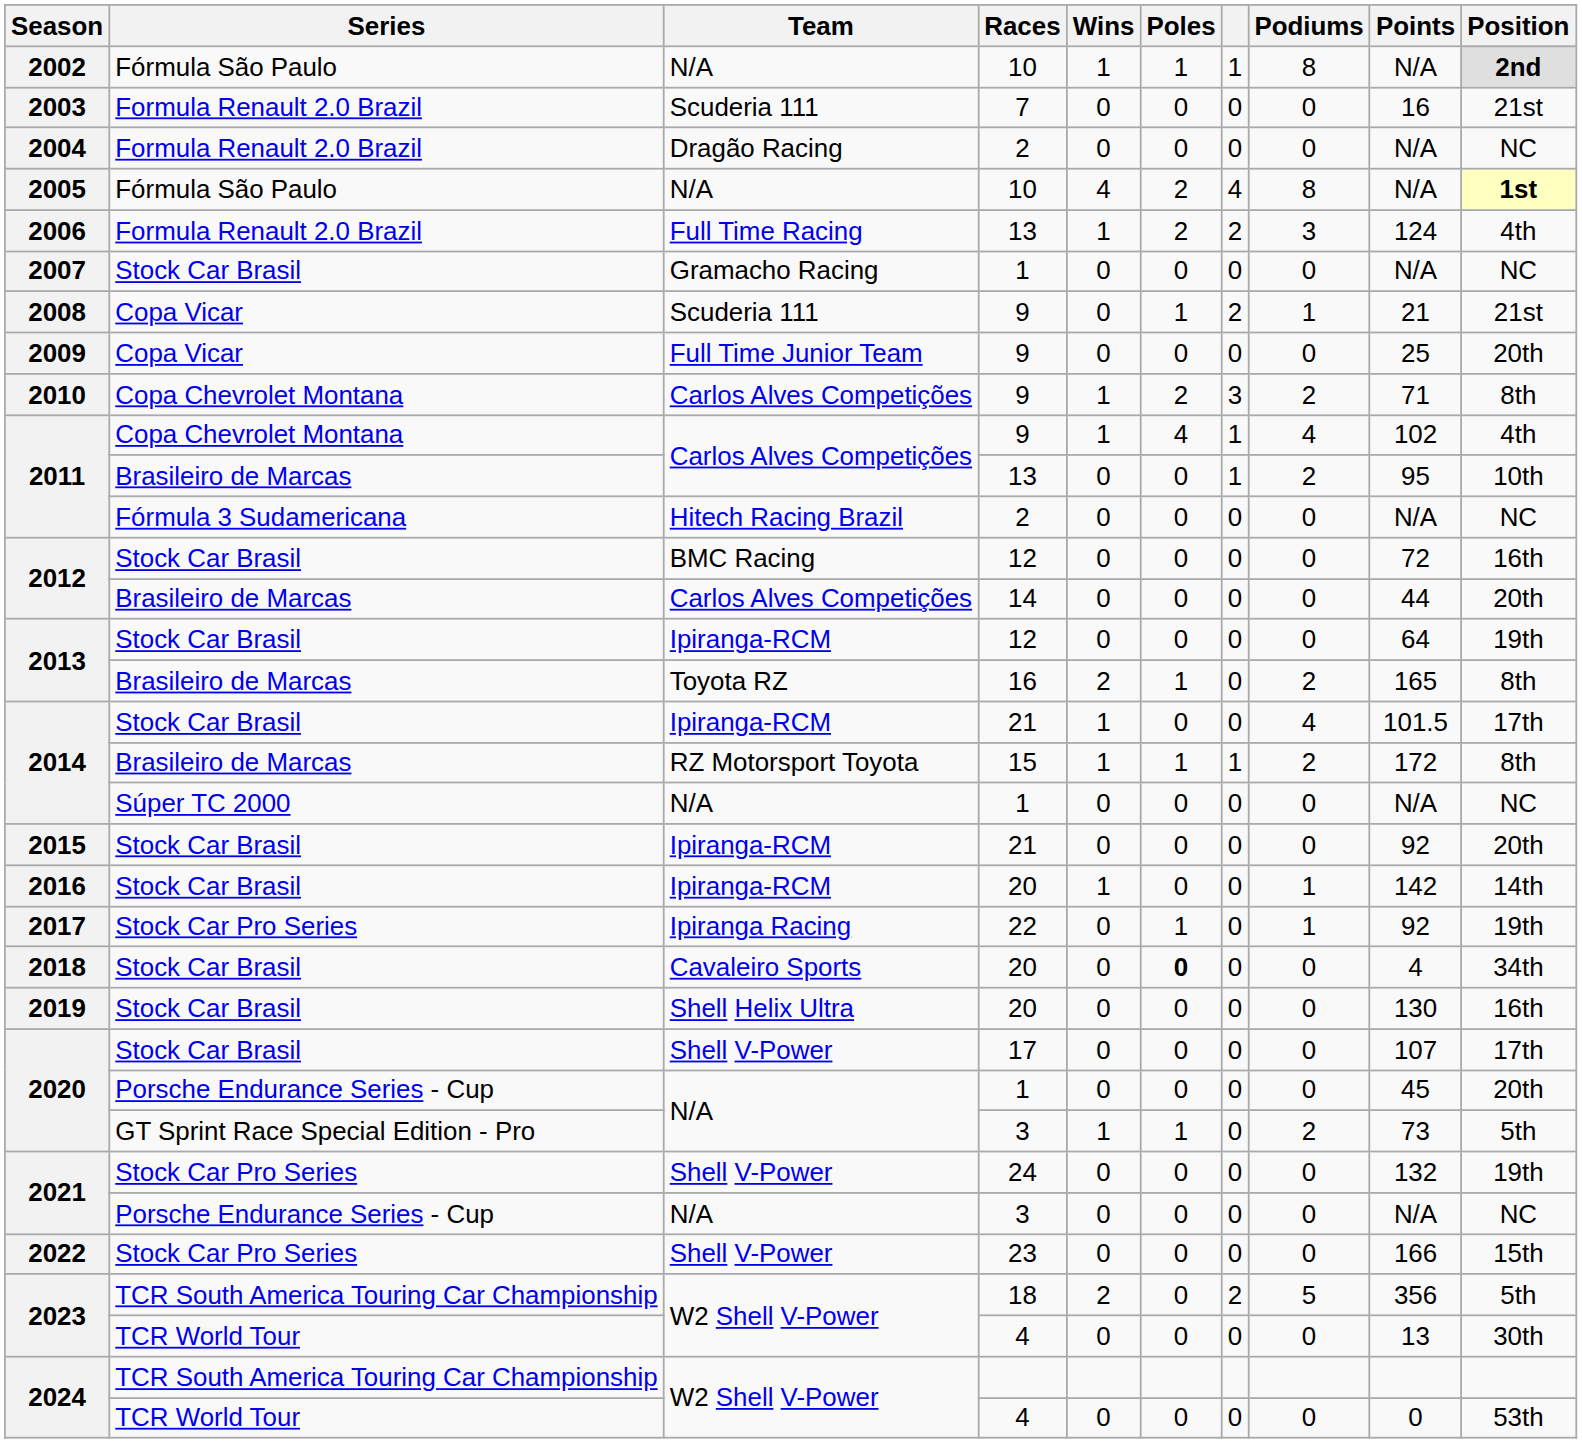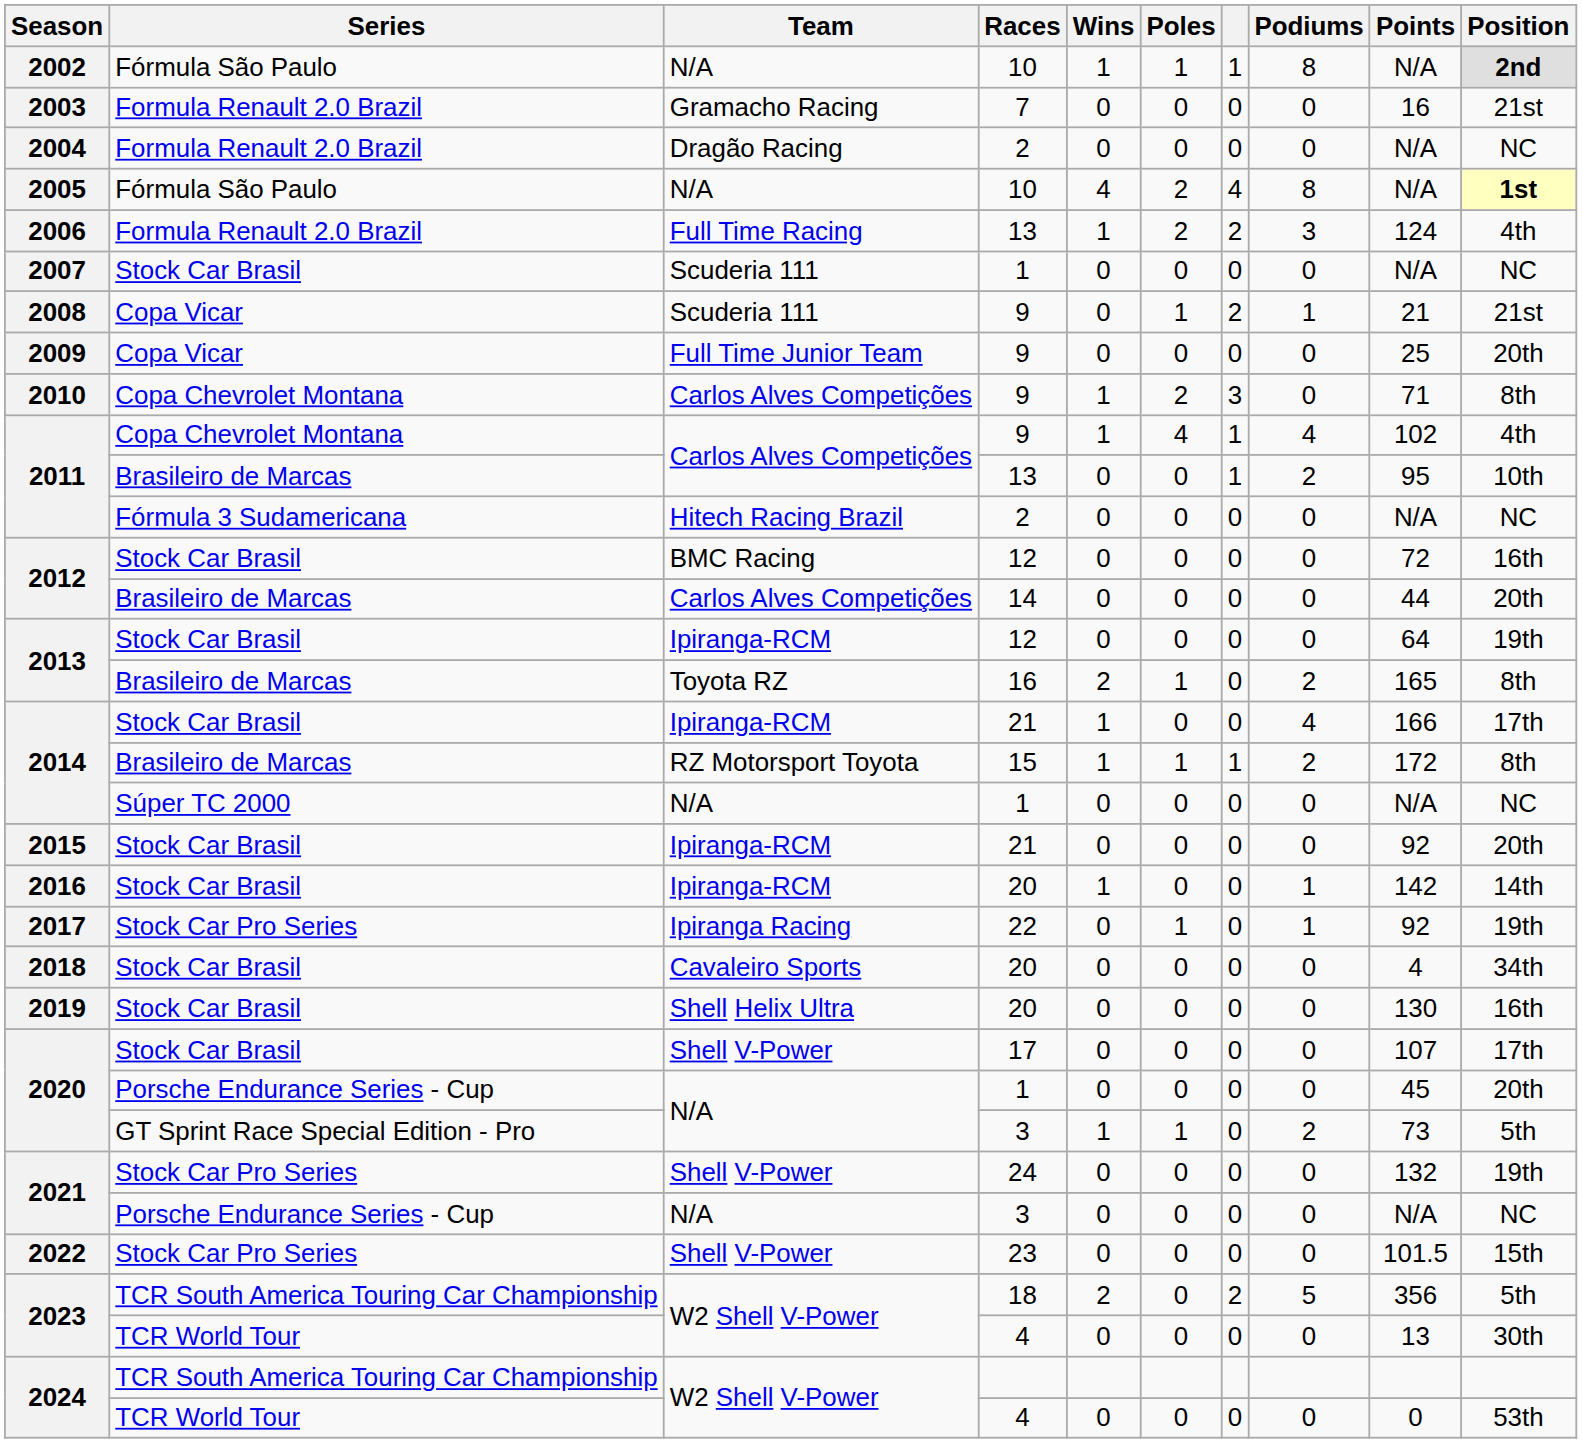(744, 108) Scuderia 111 -> (774, 108) Gramacho Racing
(774, 271) Gramacho Racing -> (744, 271) Scuderia 111
(1309, 394) 2 -> (1309, 394) 0
(1416, 722) 101.5 -> (1416, 722) 166
(1181, 968) bold -> (1181, 968) normal
(1416, 1254) 166 -> (1416, 1254) 101.5
